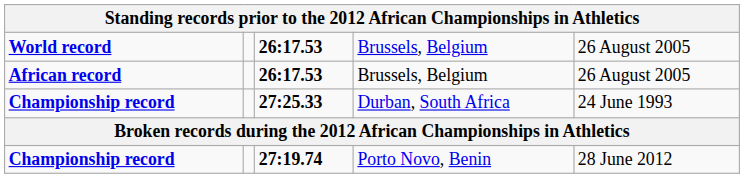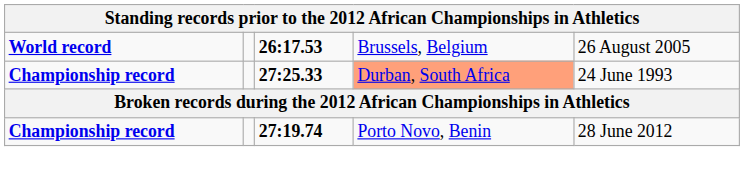- row: (65, 74)
(434, 103) no background -> (434, 74) lightsalmon background
